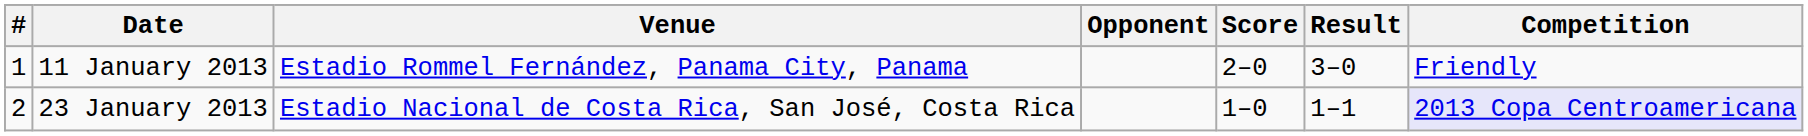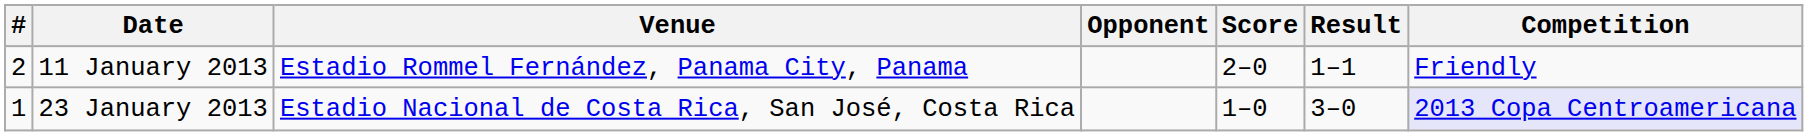(19, 67) 1 -> (19, 67) 2
(1333, 67) 3–0 -> (1333, 67) 1–1
(19, 109) 2 -> (19, 109) 1
(1333, 109) 1–1 -> (1333, 109) 3–0
